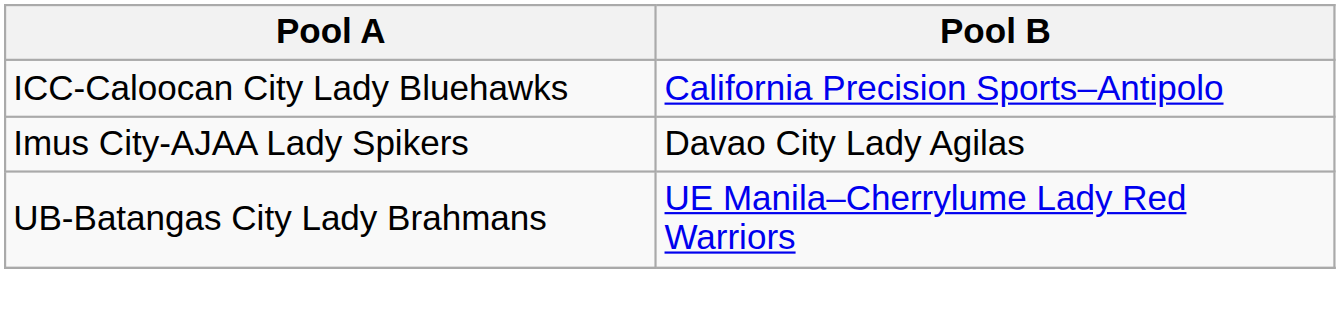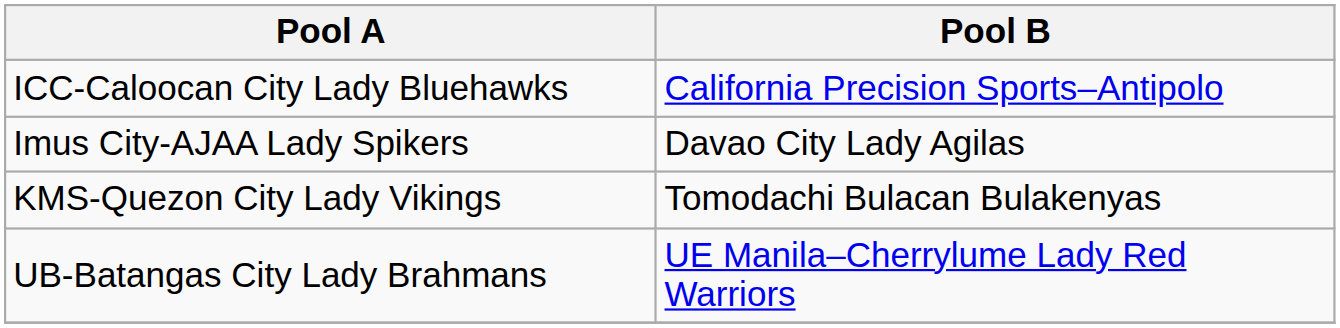+ row: (257, 198)
